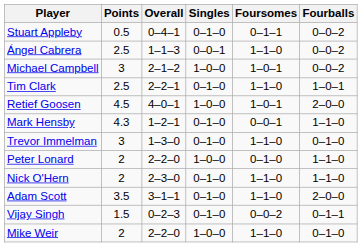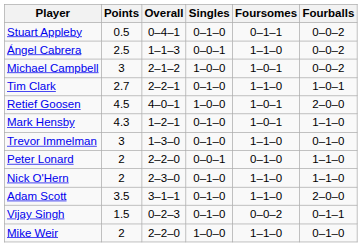(121, 86) 2.5 -> (121, 86) 2.7
(266, 123) 0–0–1 -> (266, 123) 1–0–1
(209, 159) 1–0–0 -> (209, 159) 0–0–1
